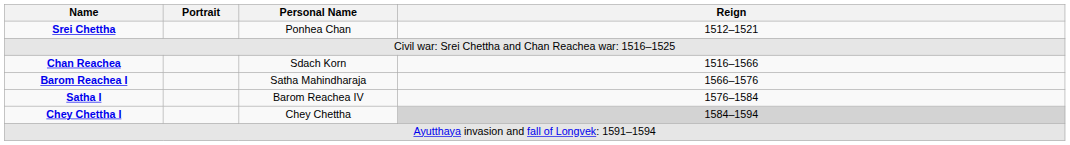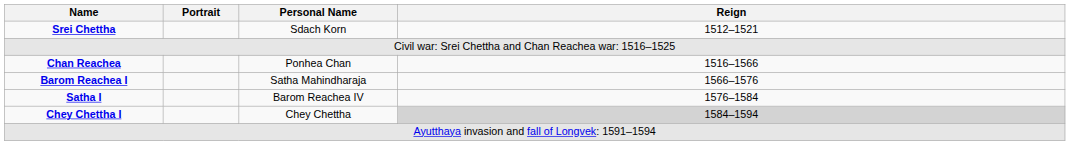(318, 30) Ponhea Chan -> (318, 30) Sdach Korn
(318, 64) Sdach Korn -> (318, 64) Ponhea Chan
